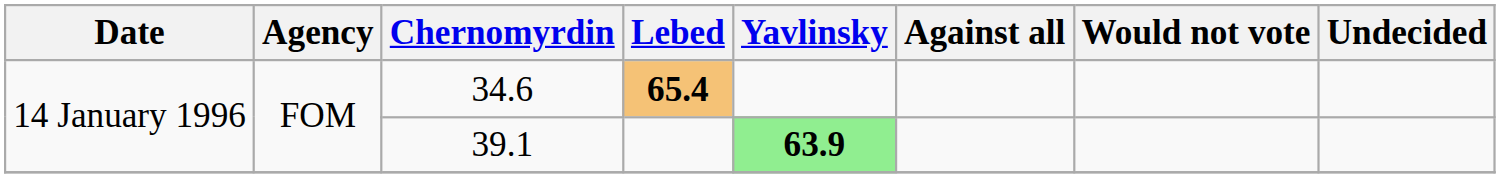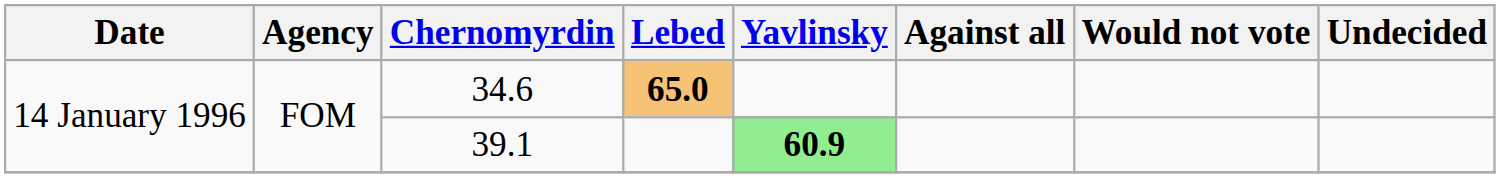(678, 88) 65.4 -> (678, 88) 65.0
(814, 144) 63.9 -> (814, 144) 60.9
